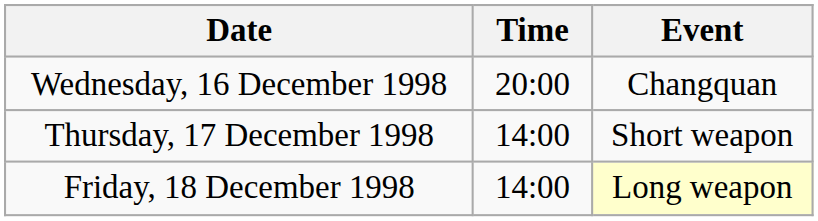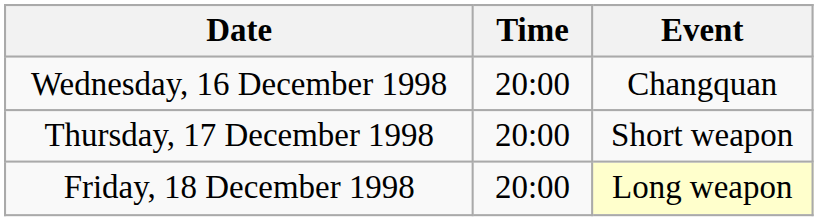(533, 135) 14:00 -> (533, 135) 20:00
(533, 187) 14:00 -> (533, 187) 20:00
